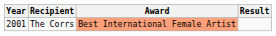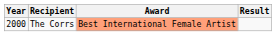(16, 24) 2001 -> (16, 24) 2000
